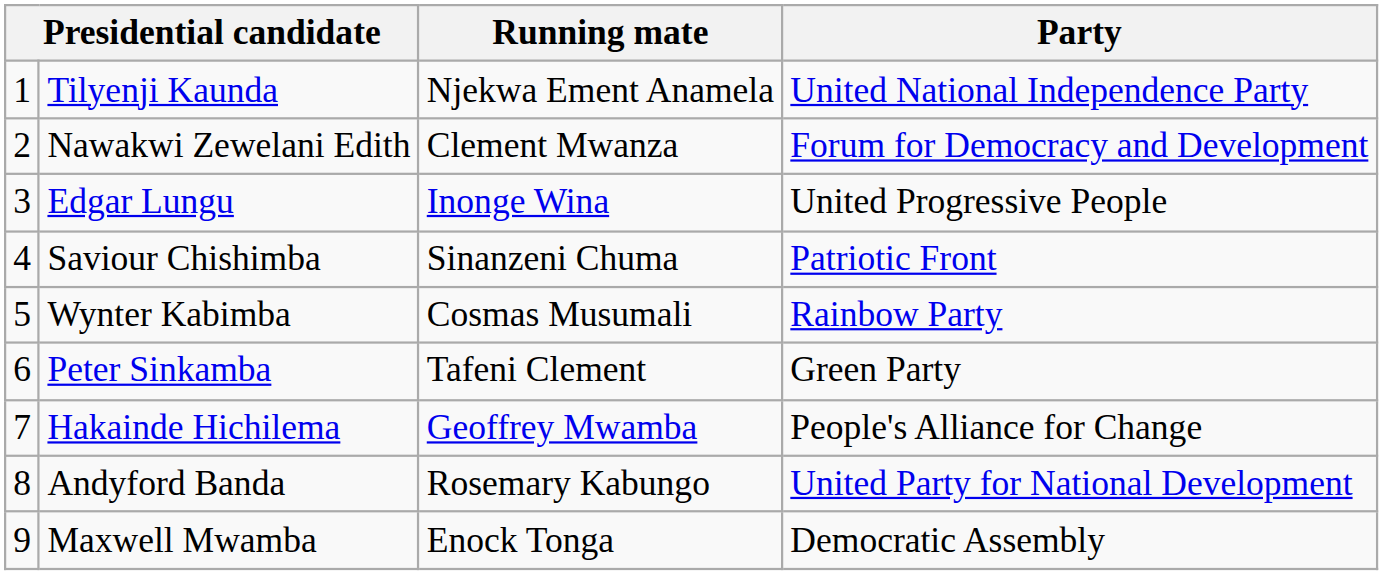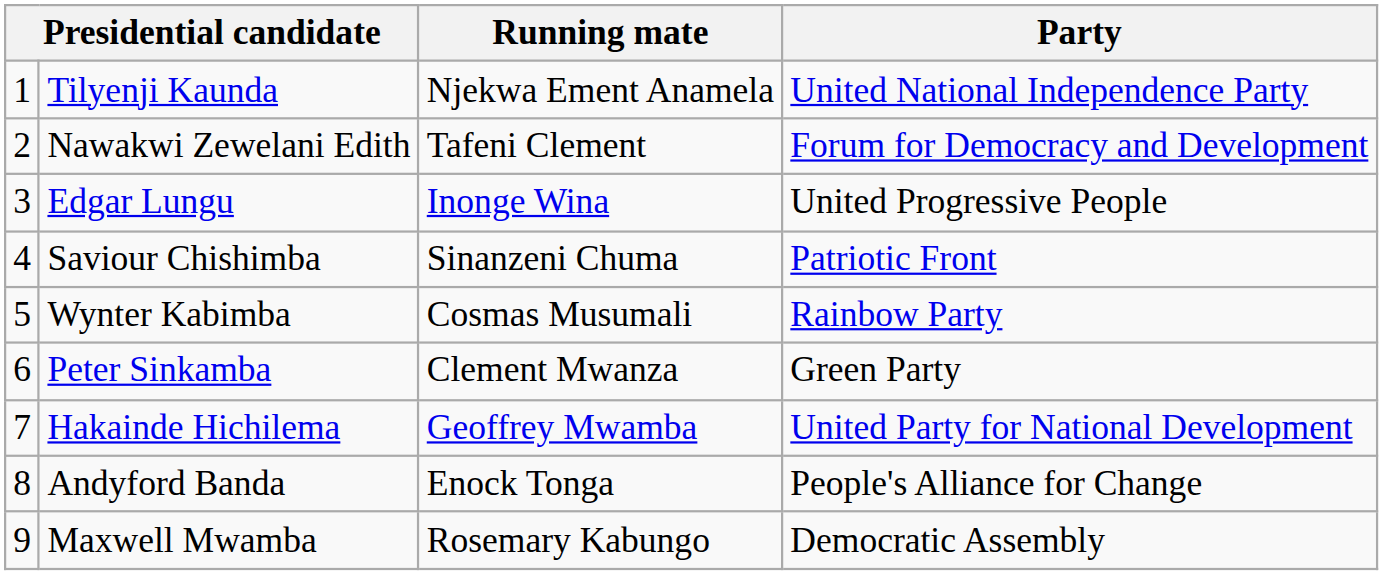(553, 145) Clement Mwanza -> (536, 145) Tafeni Clement
(536, 370) Tafeni Clement -> (553, 370) Clement Mwanza
(996, 426) People's Alliance for Change -> (1071, 426) United Party for National Development
(568, 483) Rosemary Kabungo -> (520, 483) Enock Tonga
(1071, 483) United Party for National Development -> (996, 483) People's Alliance for Change
(520, 539) Enock Tonga -> (568, 539) Rosemary Kabungo
